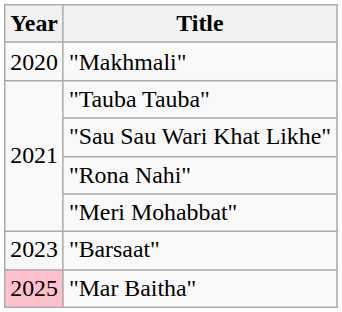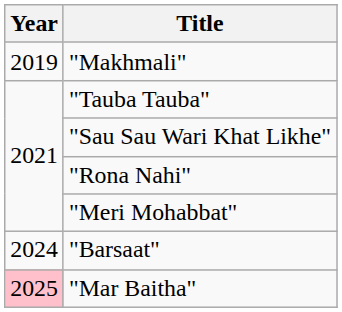(34, 61) 2020 -> (34, 61) 2019
(34, 250) 2023 -> (34, 250) 2024
